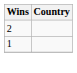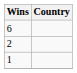+ row: (9, 28)
